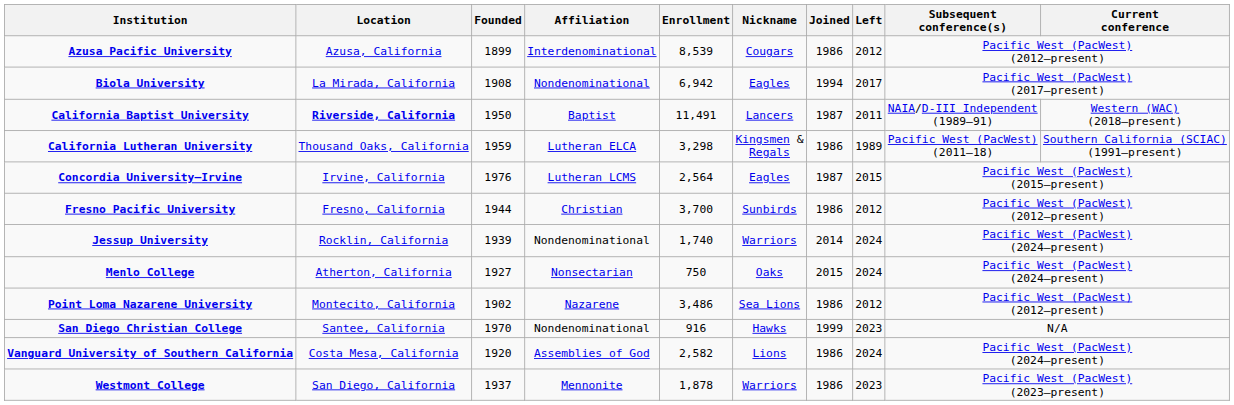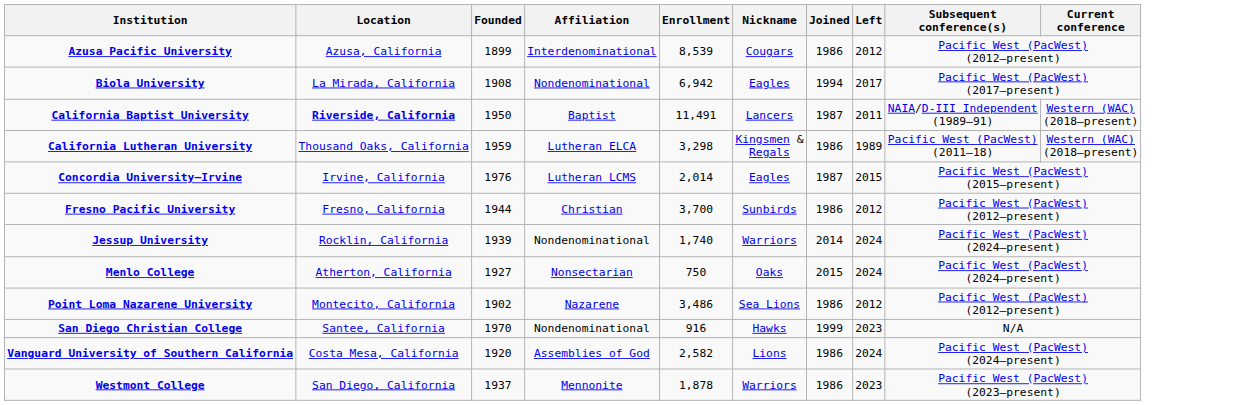(1135, 146) Southern California (SCIAC) (1991–present) -> (1091, 146) Western (WAC) (2018–present)
(696, 178) 2,564 -> (696, 178) 2,014
